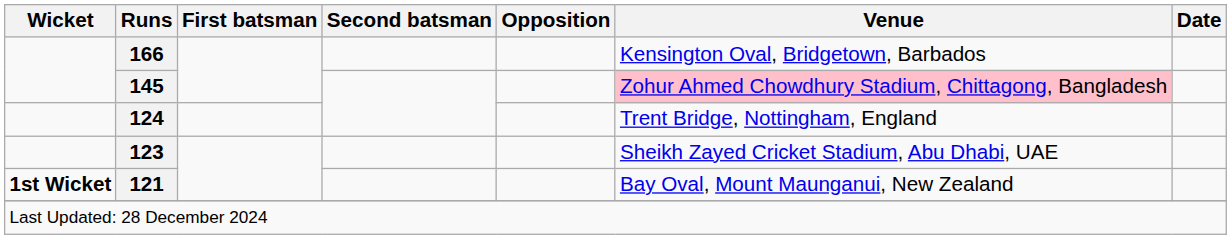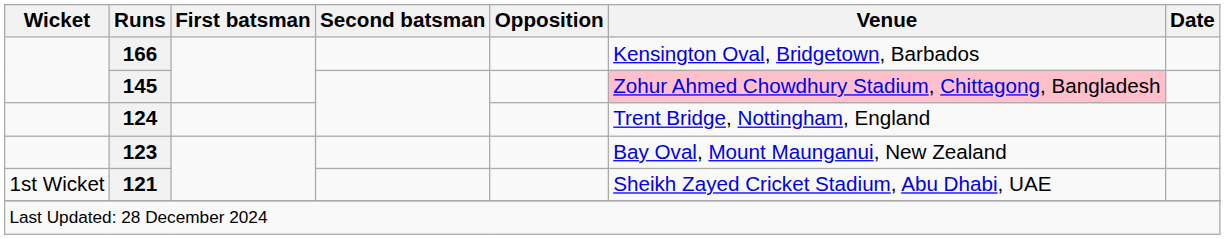(839, 151) Sheikh Zayed Cricket Stadium, Abu Dhabi, UAE -> (810, 151) Bay Oval, Mount Maunganui, New Zealand
(60, 184) bold -> (57, 184) normal
(817, 184) Bay Oval, Mount Maunganui, New Zealand -> (832, 184) Sheikh Zayed Cricket Stadium, Abu Dhabi, UAE
